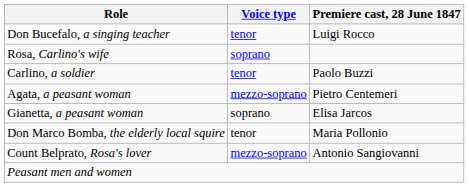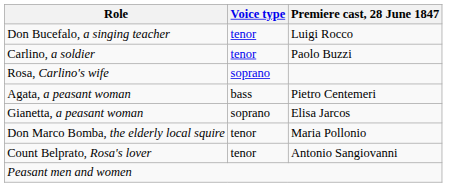rows swapped: (51, 73) <-> (58, 53)
(269, 93) mezzo-soprano -> (241, 93) bass
(269, 152) mezzo-soprano -> (243, 152) tenor
